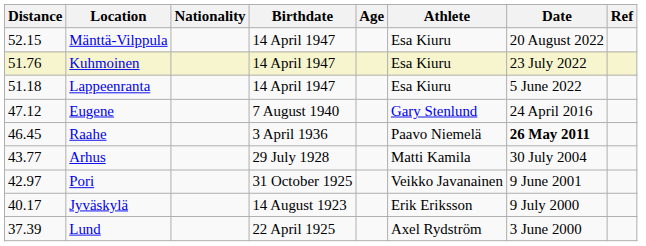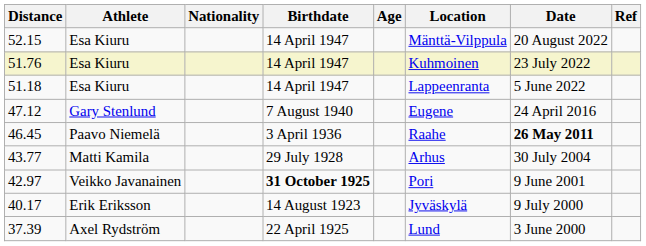columns swapped: (447, 16) <-> (118, 16)
(302, 181) normal -> (318, 181) bold
